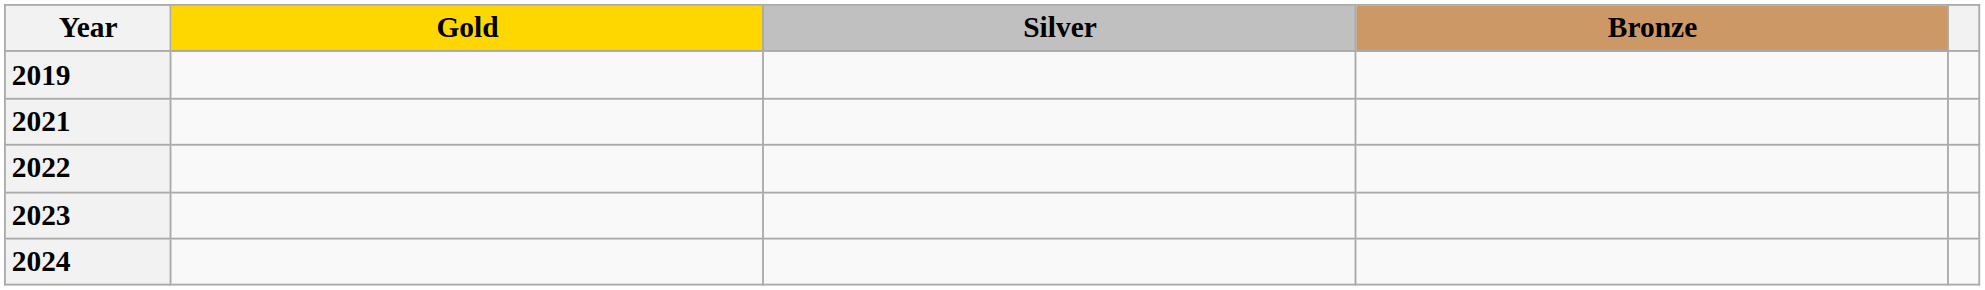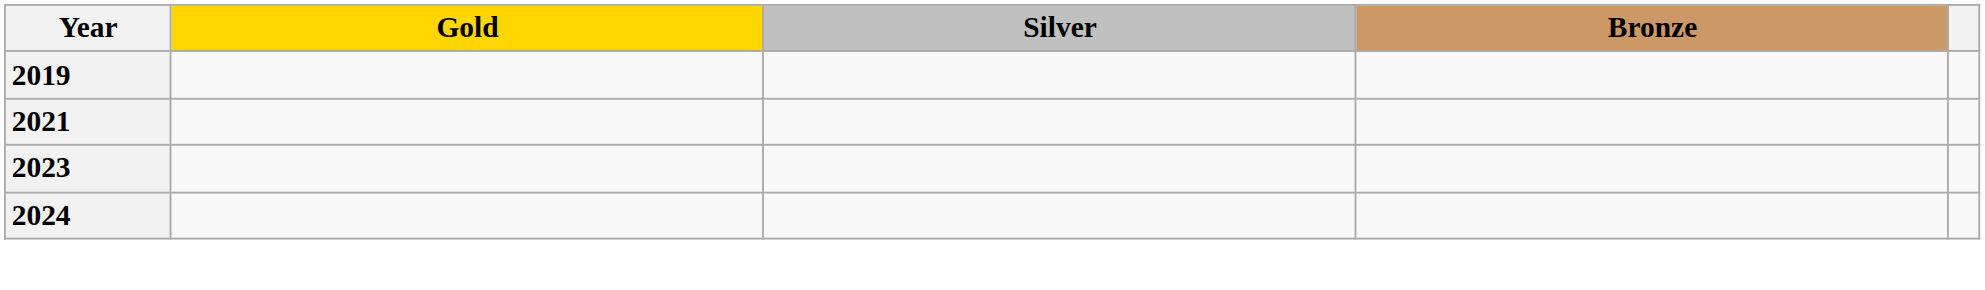- row: (41, 167)
